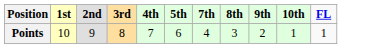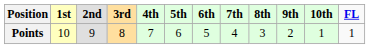+ column: (207, 13)
